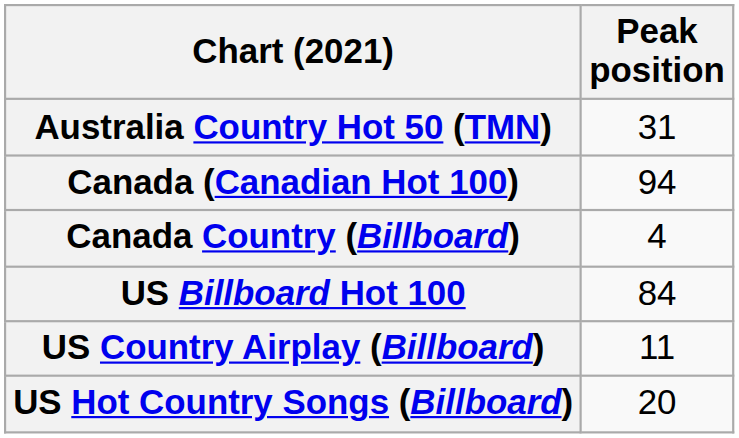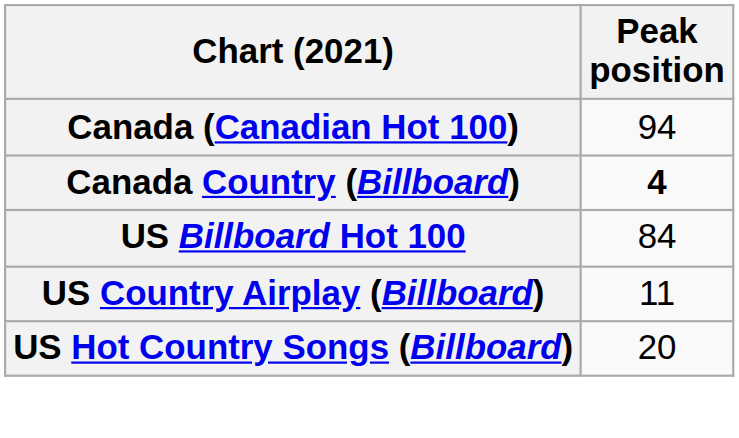- row: (293, 126)
(657, 237) normal -> (657, 182) bold
